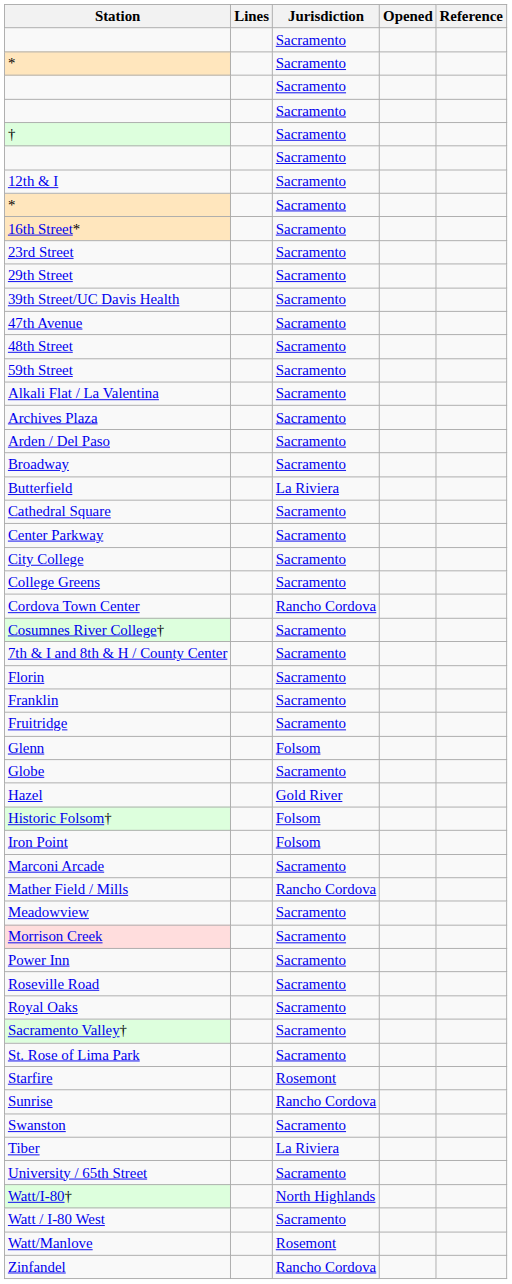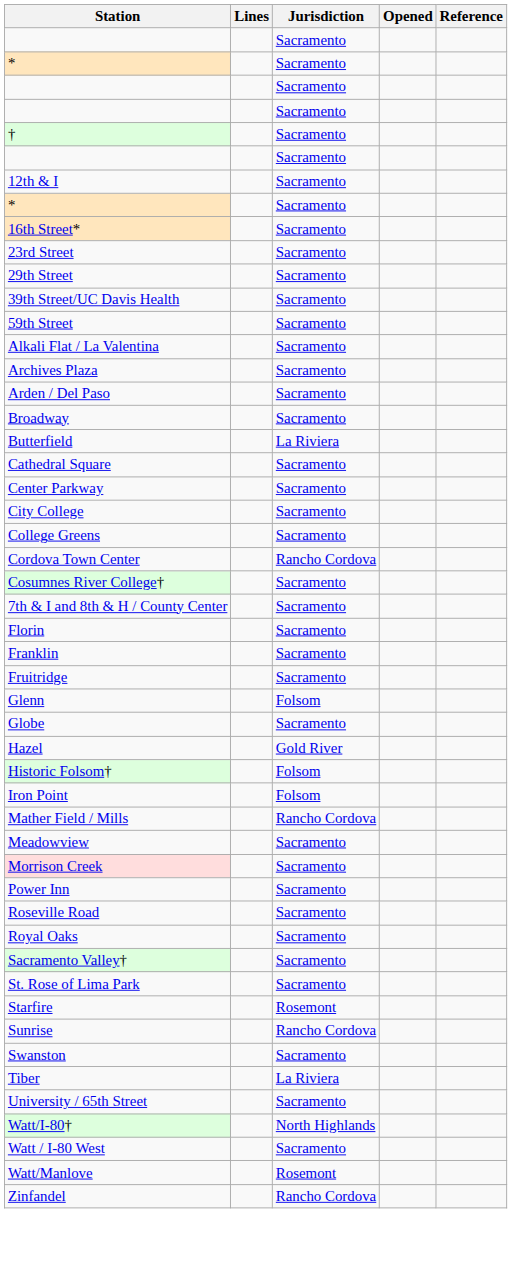- row: (45, 323)
- row: (40, 346)
- row: (56, 865)
